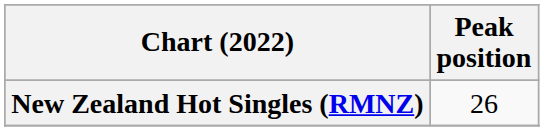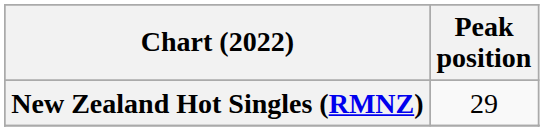(484, 102) 26 -> (484, 102) 29
